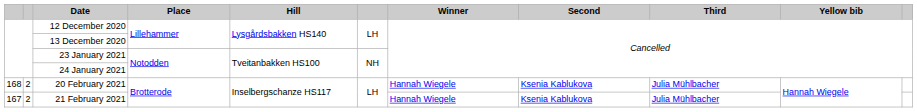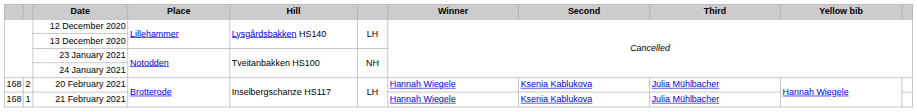(14, 99) 167 -> (14, 99) 168
(28, 99) 2 -> (28, 99) 1
